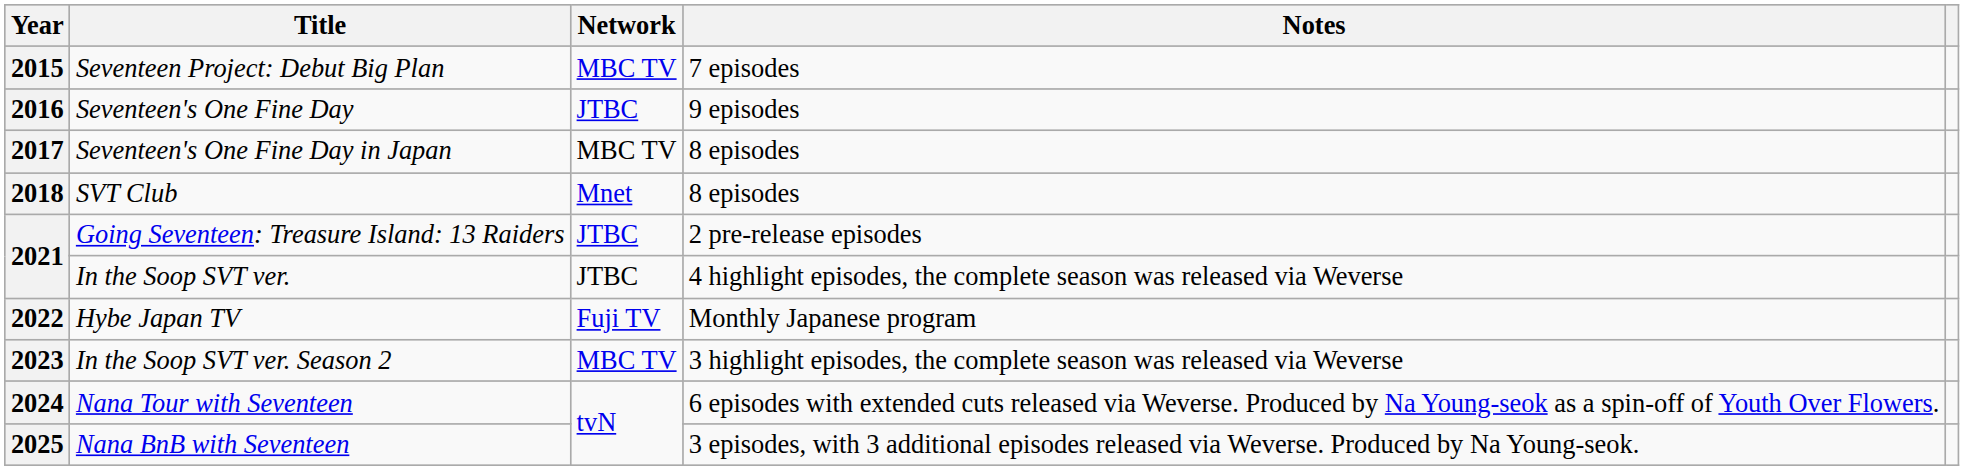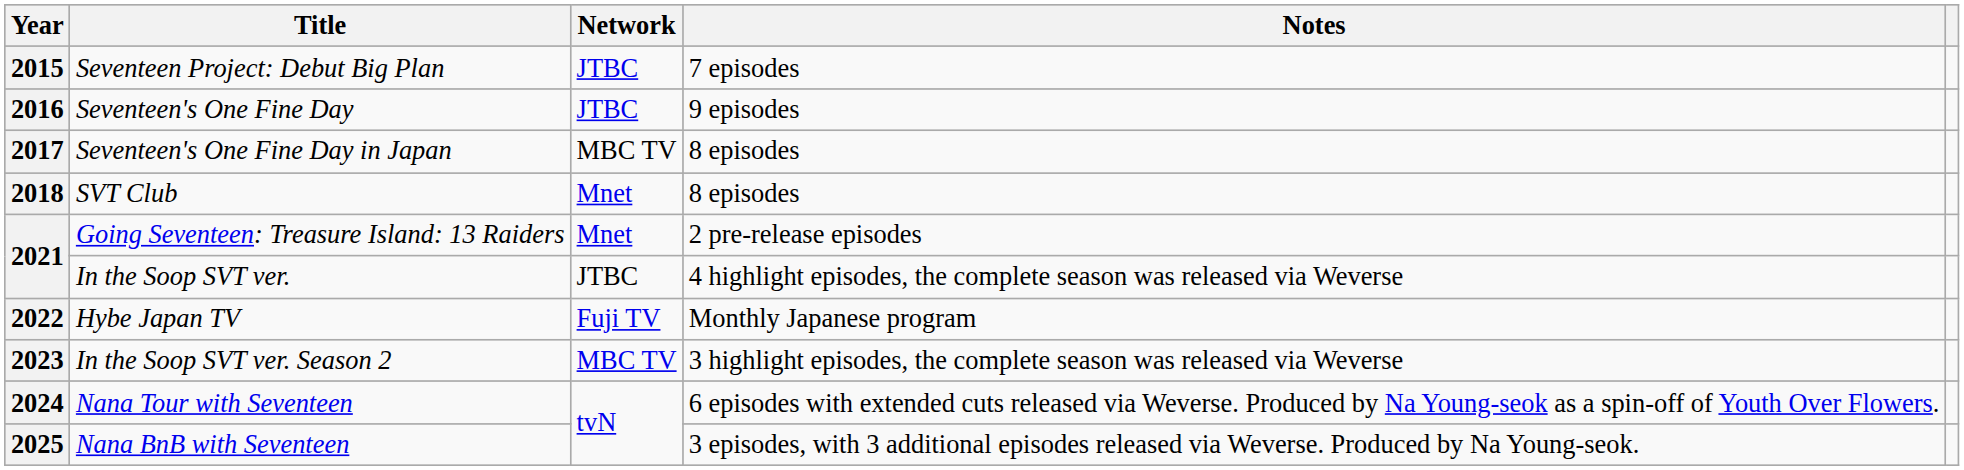(627, 67) MBC TV -> (607, 67) JTBC
(607, 234) JTBC -> (604, 234) Mnet
